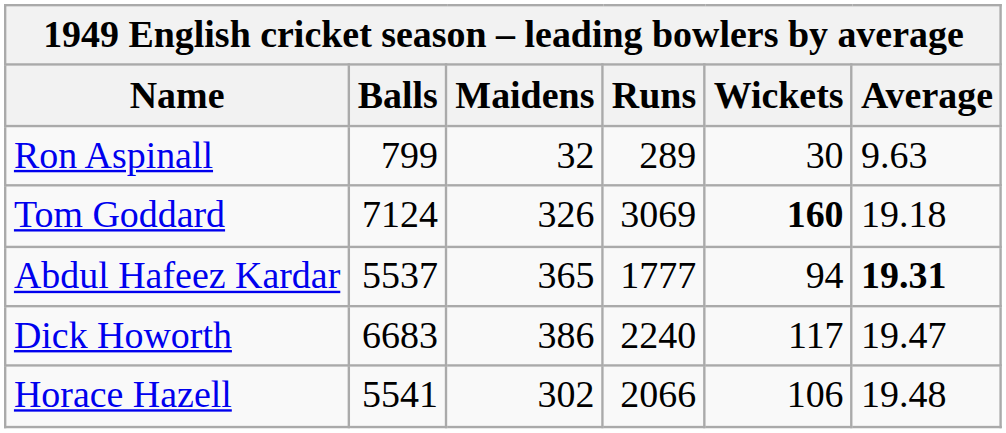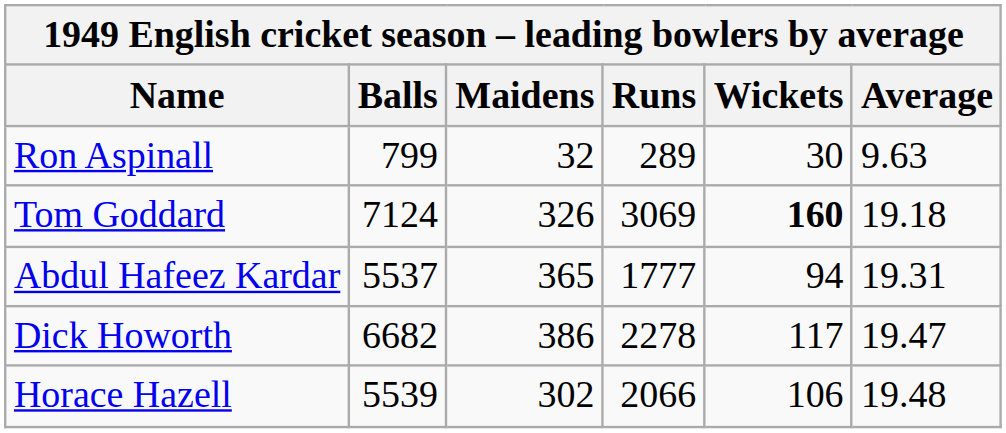(904, 275) bold -> (904, 275) normal
(400, 335) 6683 -> (400, 335) 6682
(658, 335) 2240 -> (658, 335) 2278
(400, 395) 5541 -> (400, 395) 5539
